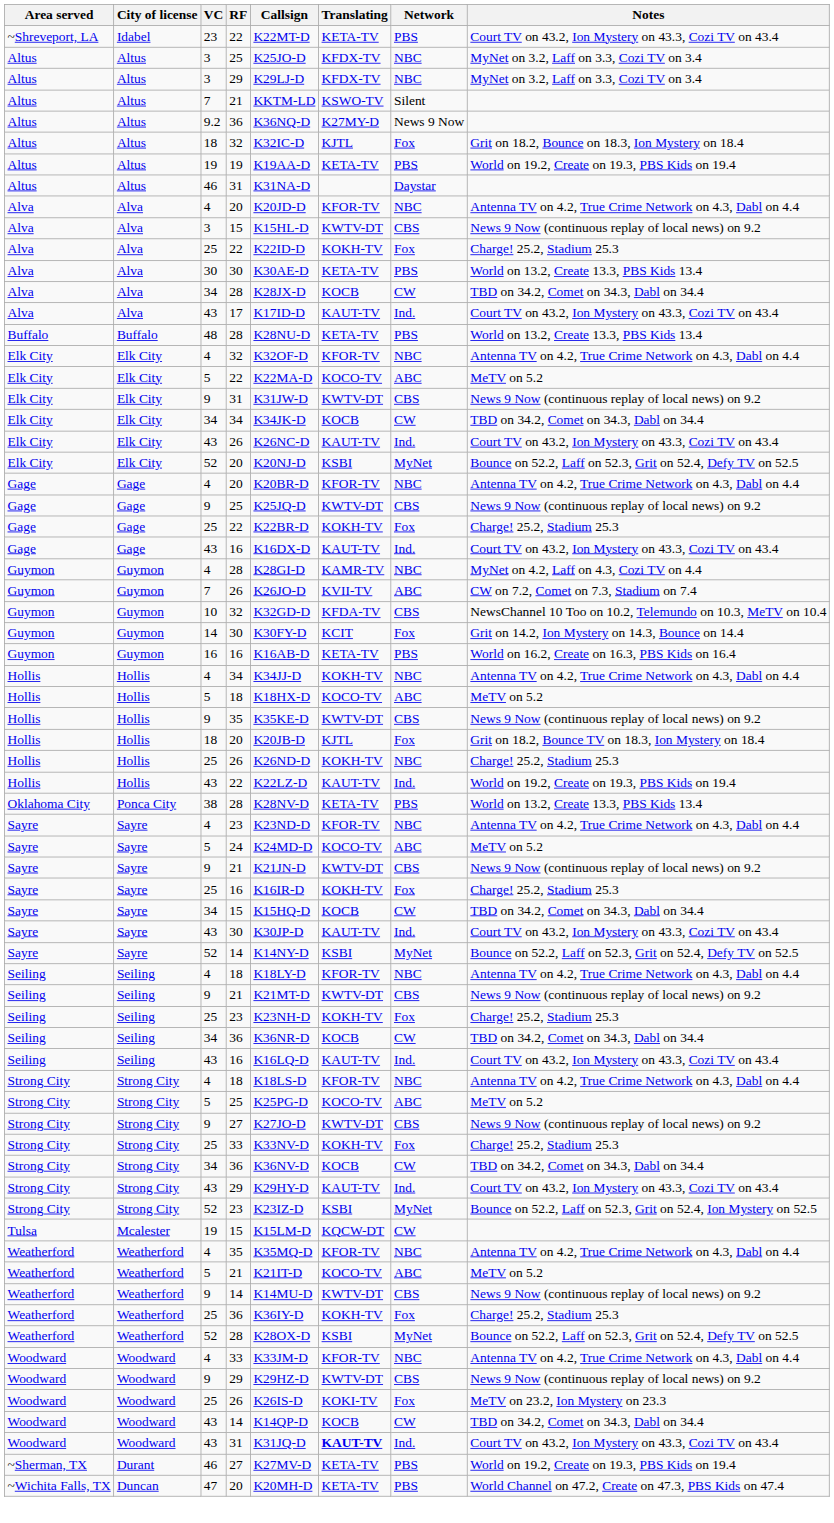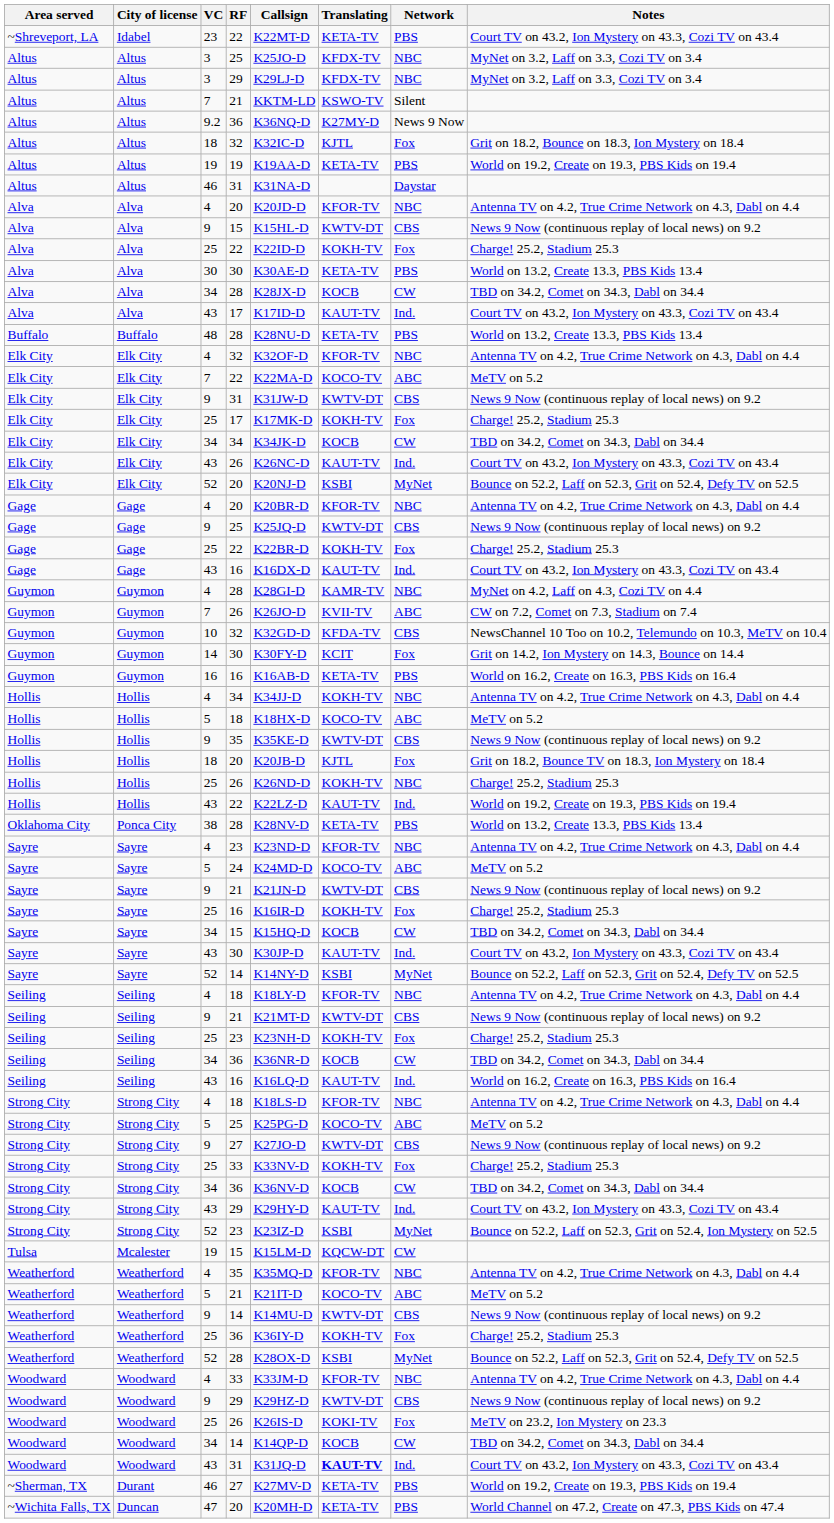(207, 228) 3 -> (207, 228) 9
(207, 377) 5 -> (207, 377) 7
+ row: (30, 420)
(624, 1059) Court TV on 43.2, Ion Mystery on 43.3, Cozi TV on 43.4 -> (603, 1080) World on 16.2, Create on 16.3, PBS Kids on 16.4
(210, 1421) 43 -> (210, 1443) 34
